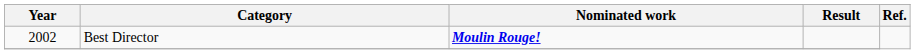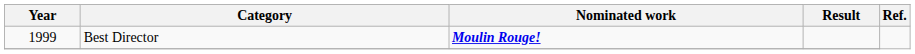(42, 37) 2002 -> (42, 37) 1999
